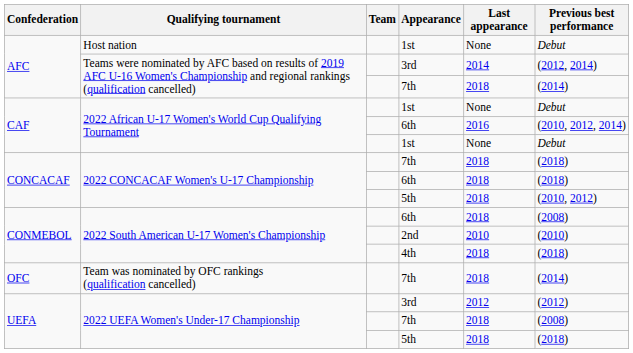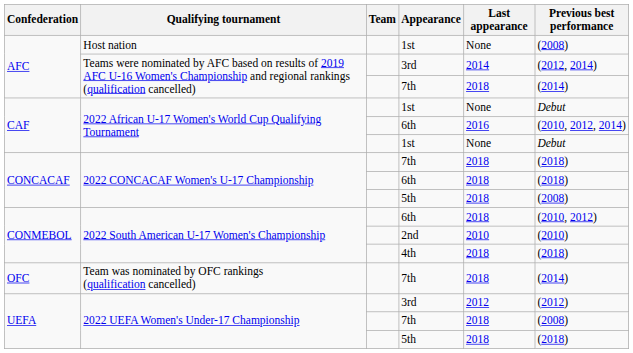(551, 44) Debut -> (553, 44) (2008)
(567, 198) (2010, 2012) -> (553, 198) (2008)
(553, 216) (2008) -> (567, 216) (2010, 2012)
